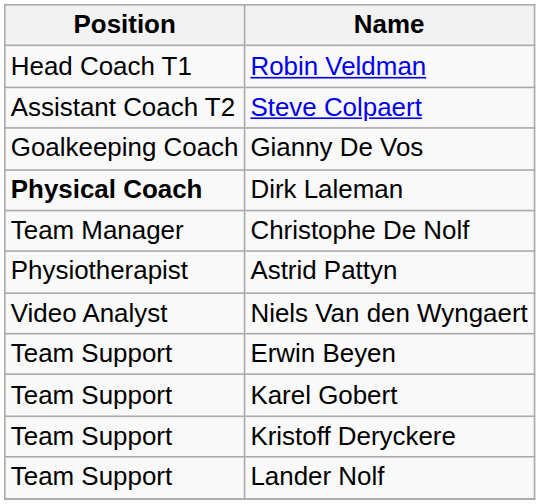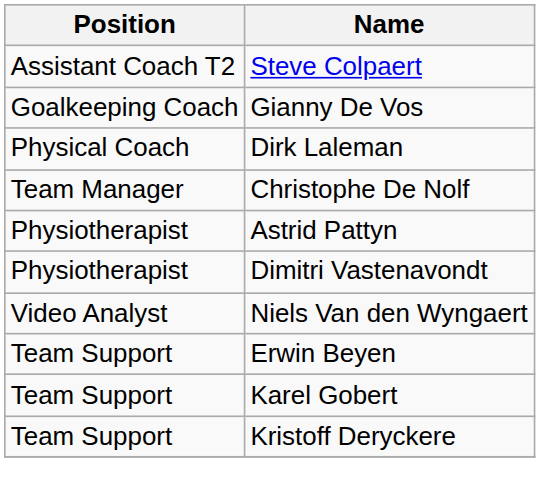- row: (338, 66)
(107, 189) bold -> (100, 148) normal
+ row: (369, 271)
- row: (317, 477)
